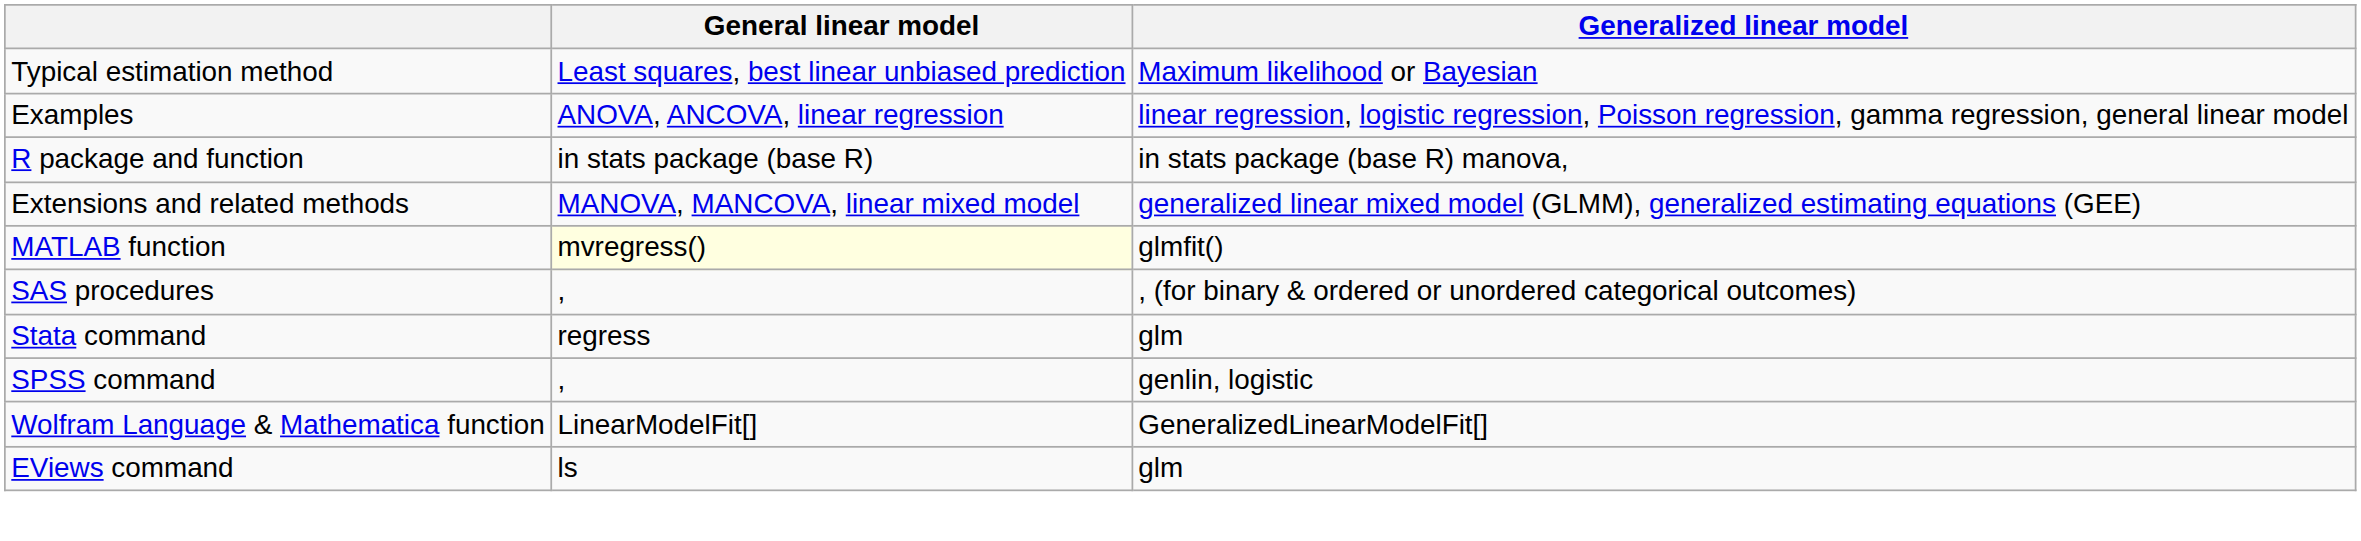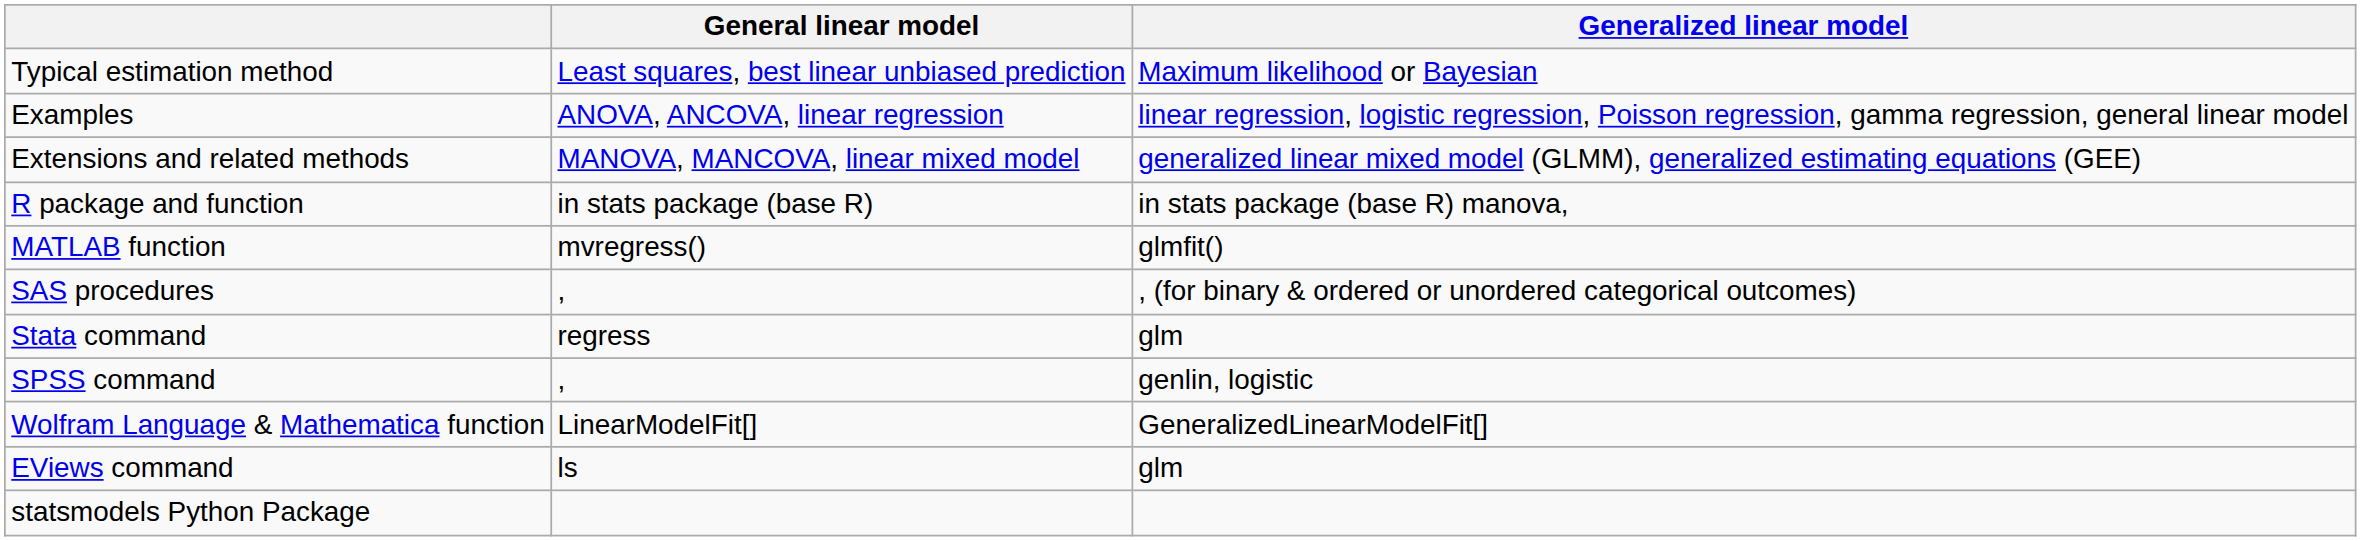rows swapped: (210, 203) <-> (158, 159)
(632, 247) lightyellow background -> (632, 247) no background
+ row: (191, 512)
